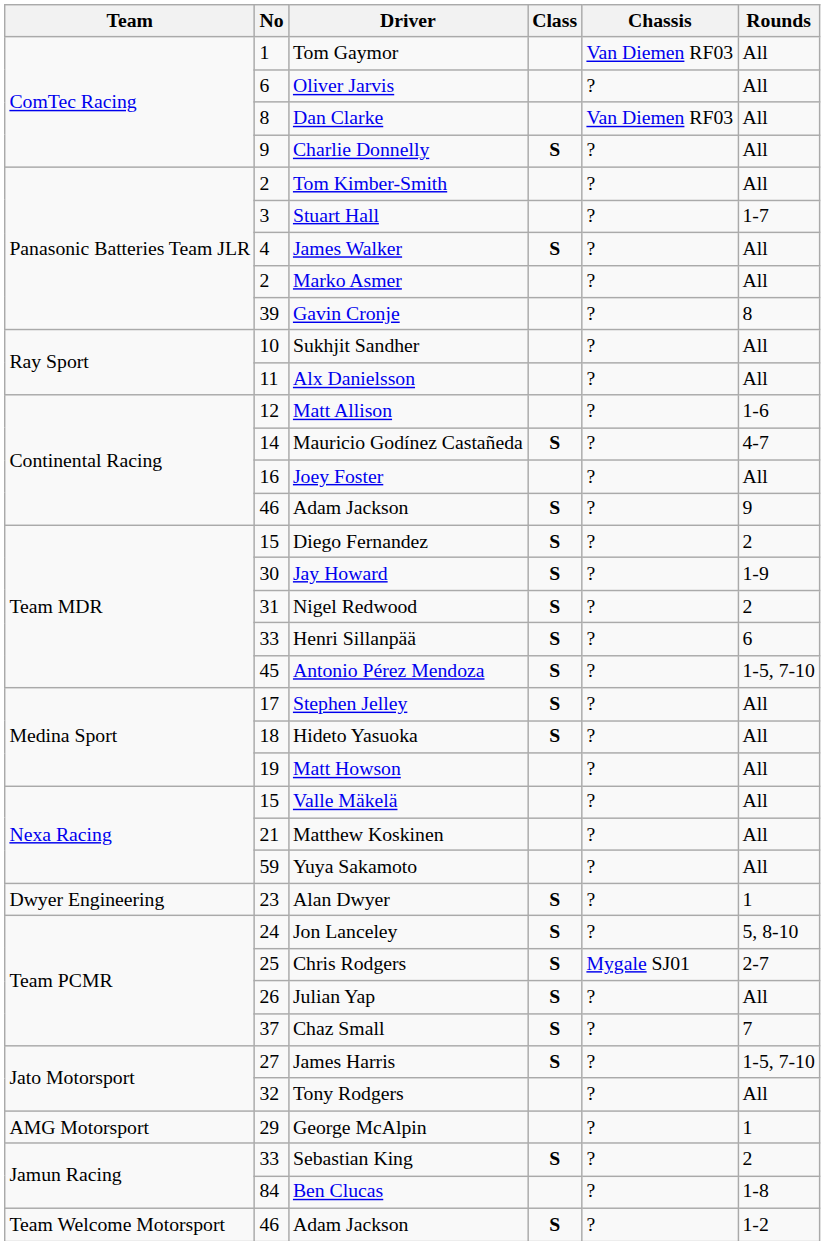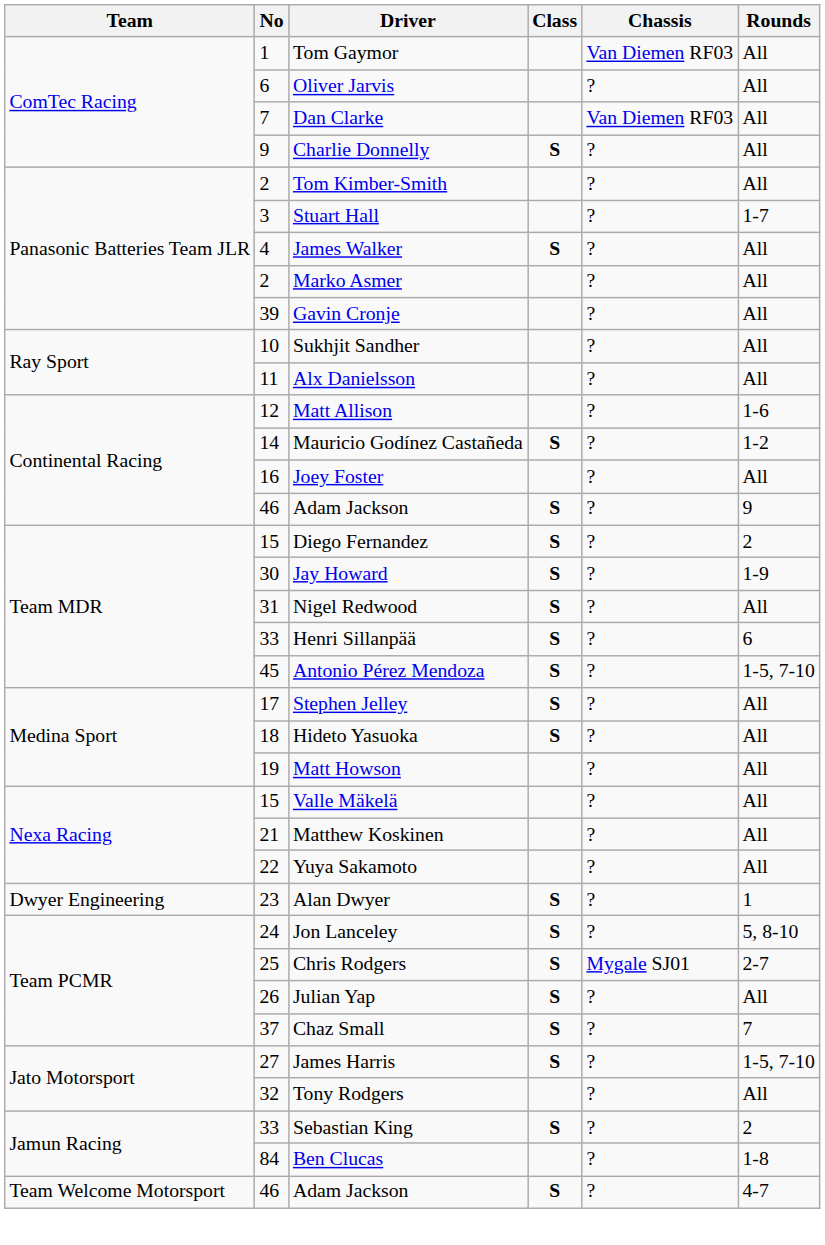(264, 117) 8 -> (264, 117) 7
(747, 313) 8 -> (755, 313) All
(756, 443) 4-7 -> (756, 443) 1-2
(747, 605) 2 -> (755, 605) All
(269, 866) 59 -> (269, 866) 22
- row: (79, 1126)
(756, 1224) 1-2 -> (756, 1191) 4-7
